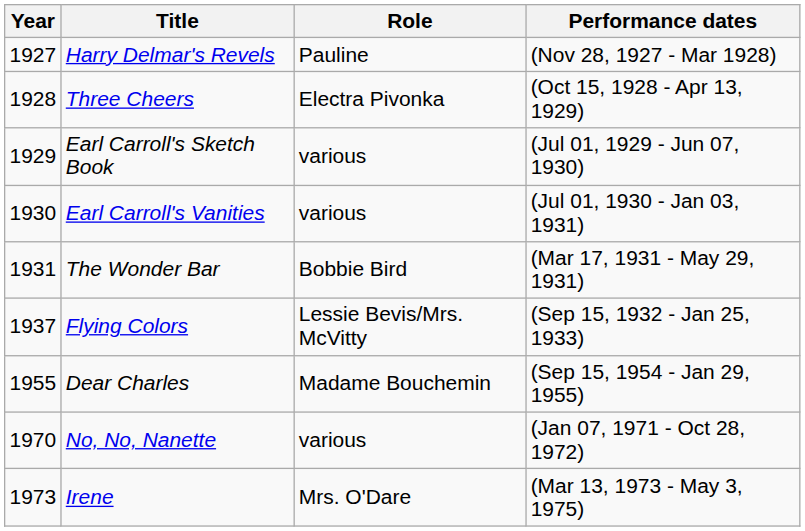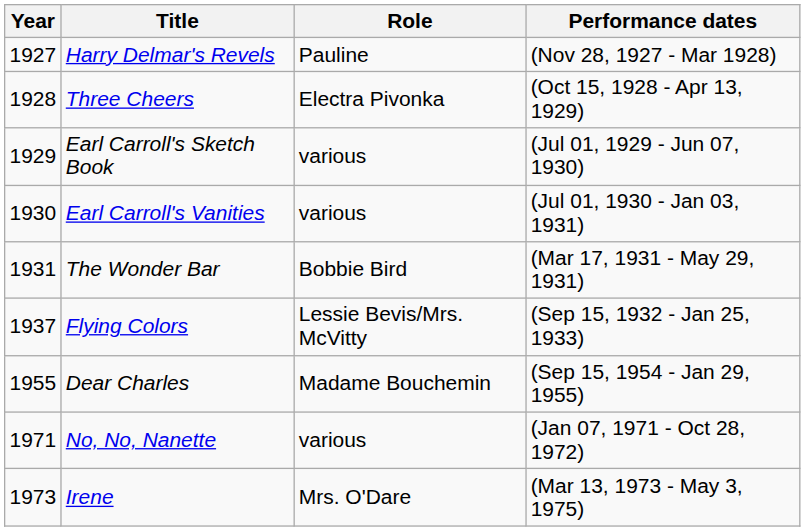(33, 440) 1970 -> (33, 440) 1971
